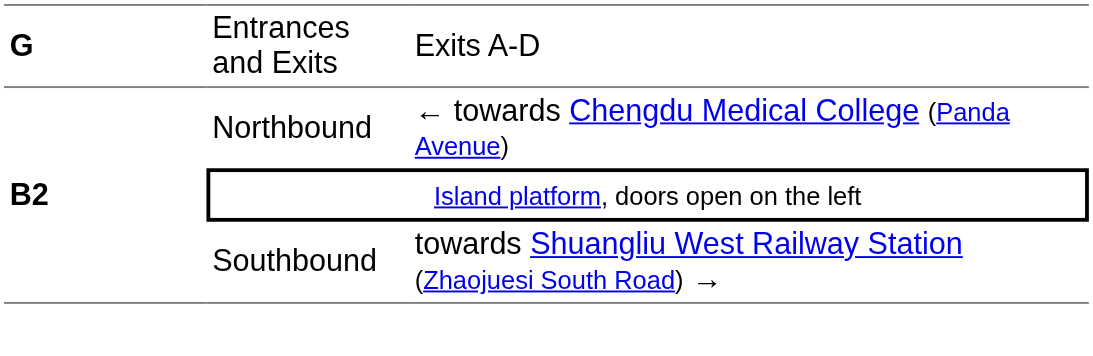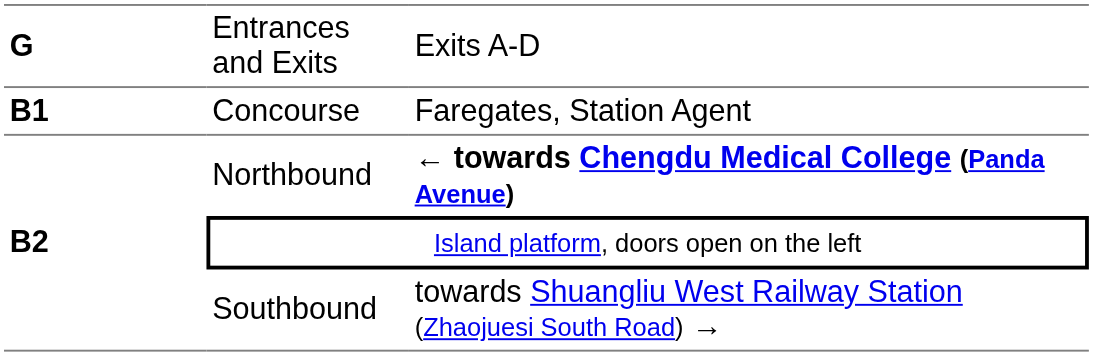+ row: (286, 110)
(712, 127) normal -> (730, 175) bold
